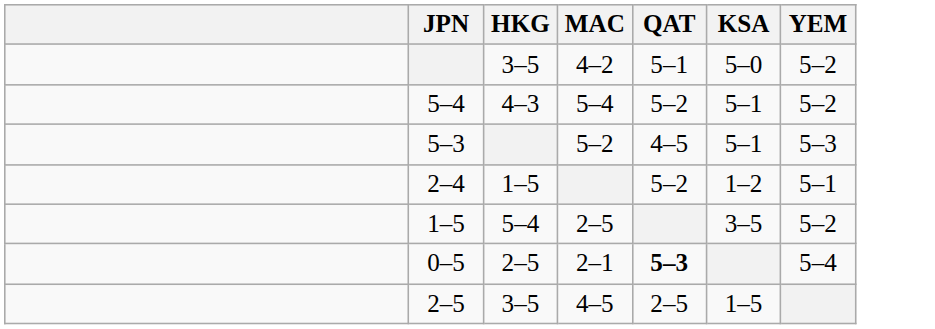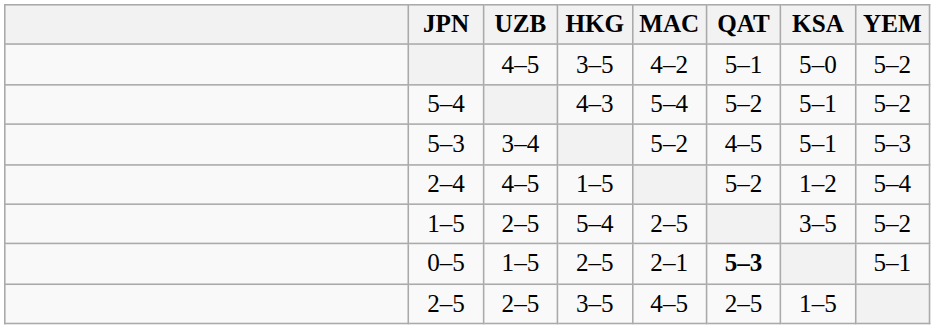+ column: (520, 24)
(818, 183) 5–1 -> (892, 183) 5–4
(818, 263) 5–4 -> (892, 263) 5–1
